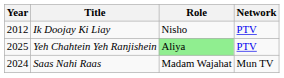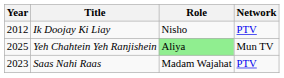(247, 47) PTV -> (255, 47) Mun TV
(18, 64) 2024 -> (18, 64) 2023
(255, 64) Mun TV -> (247, 64) PTV
